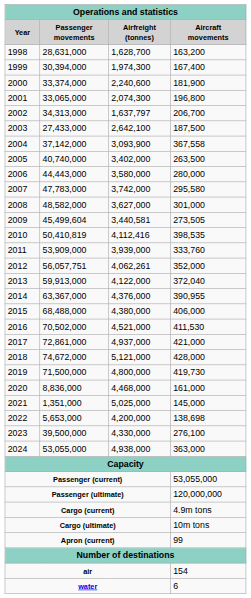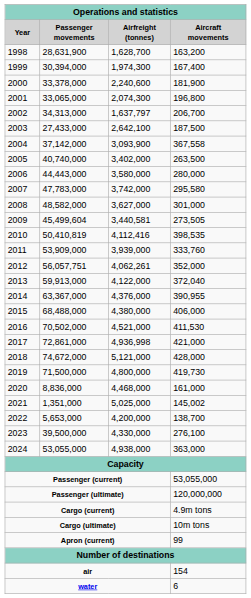(64, 52) 28,631,000 -> (64, 52) 28,631,900
(64, 83) 33,374,000 -> (64, 83) 33,378,000
(131, 342) 4,937,000 -> (131, 342) 4,936,998
(189, 403) 145,000 -> (189, 403) 145,002
(189, 418) 138,698 -> (189, 418) 138,700
